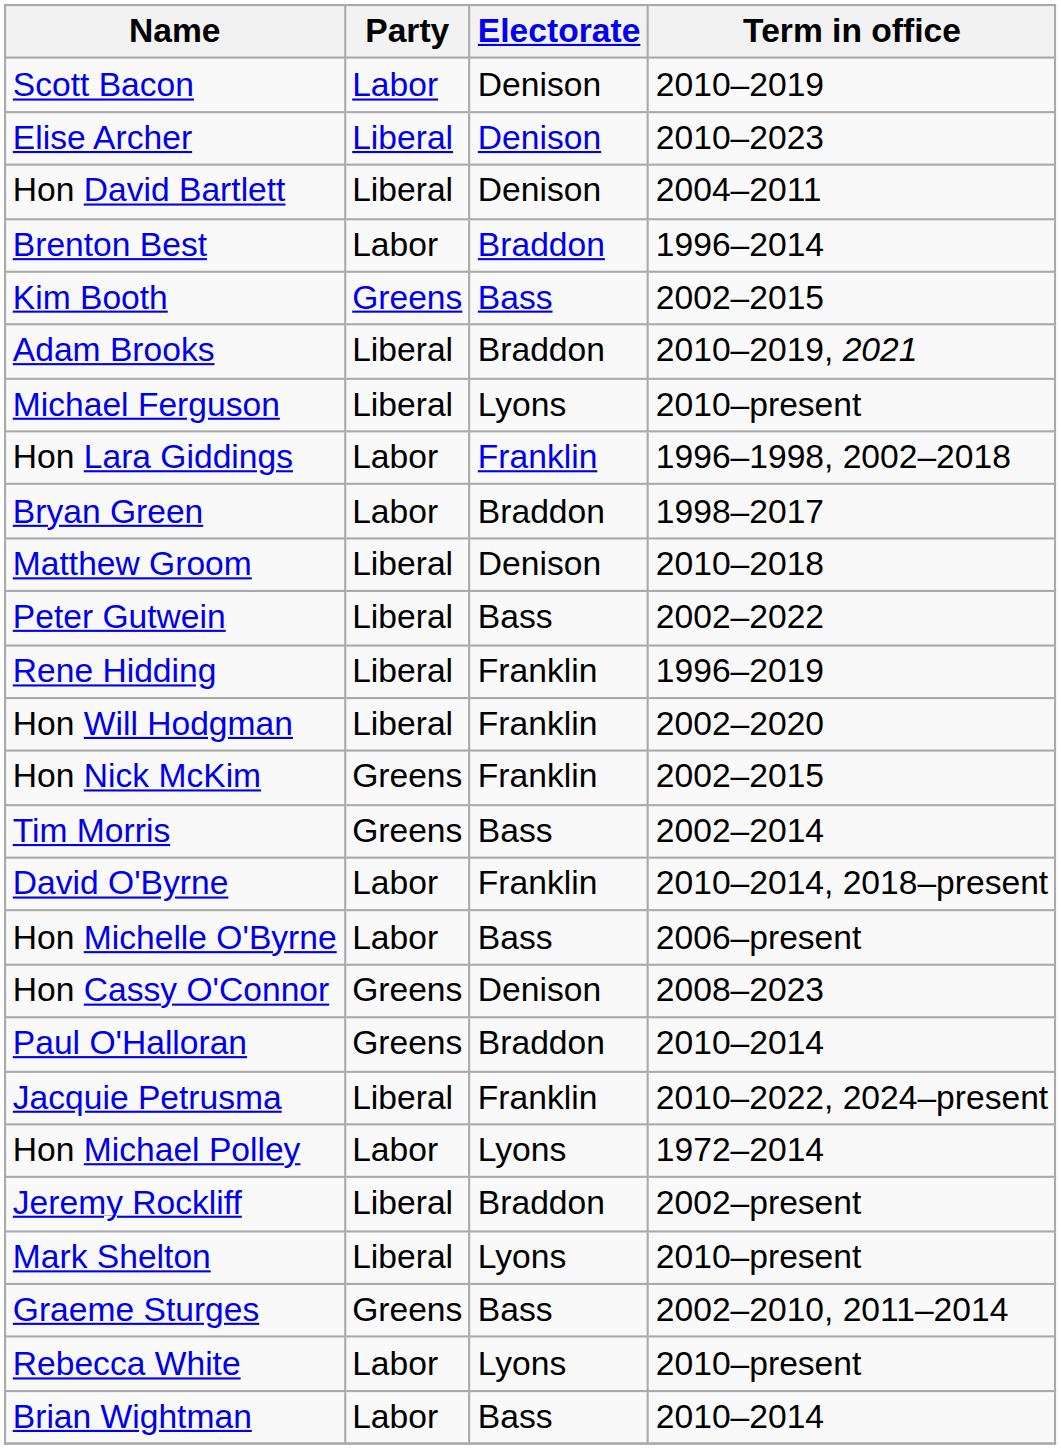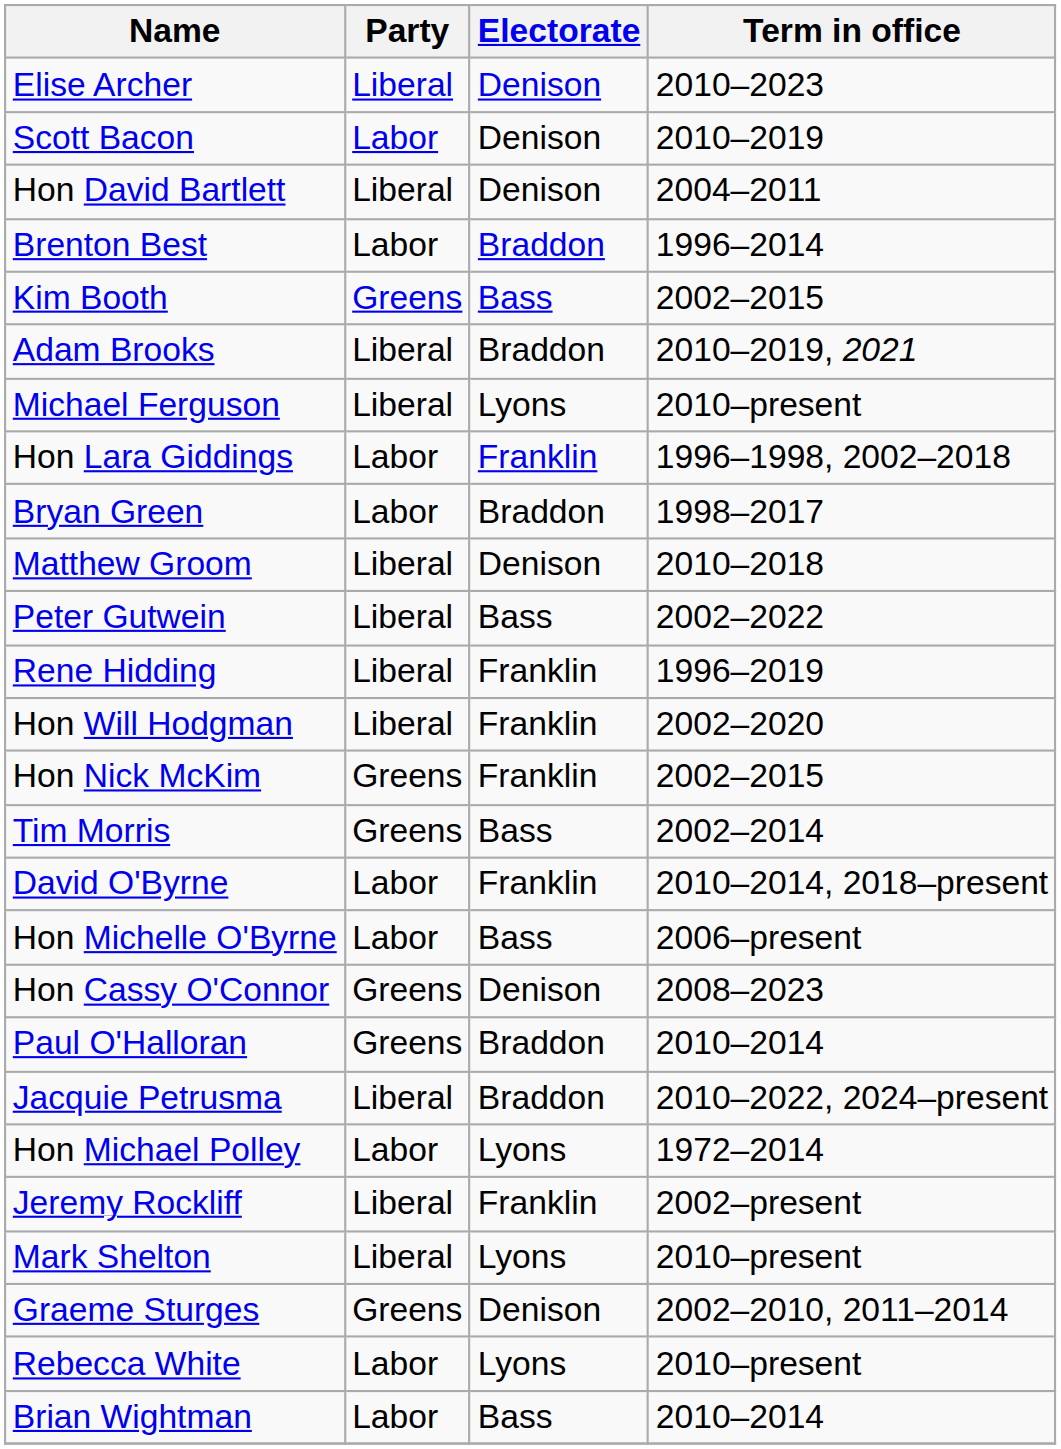rows swapped: (102, 137) <-> (103, 84)
(538, 1096) Franklin -> (541, 1096) Braddon
(541, 1203) Braddon -> (538, 1203) Franklin
(515, 1310) Bass -> (539, 1310) Denison
